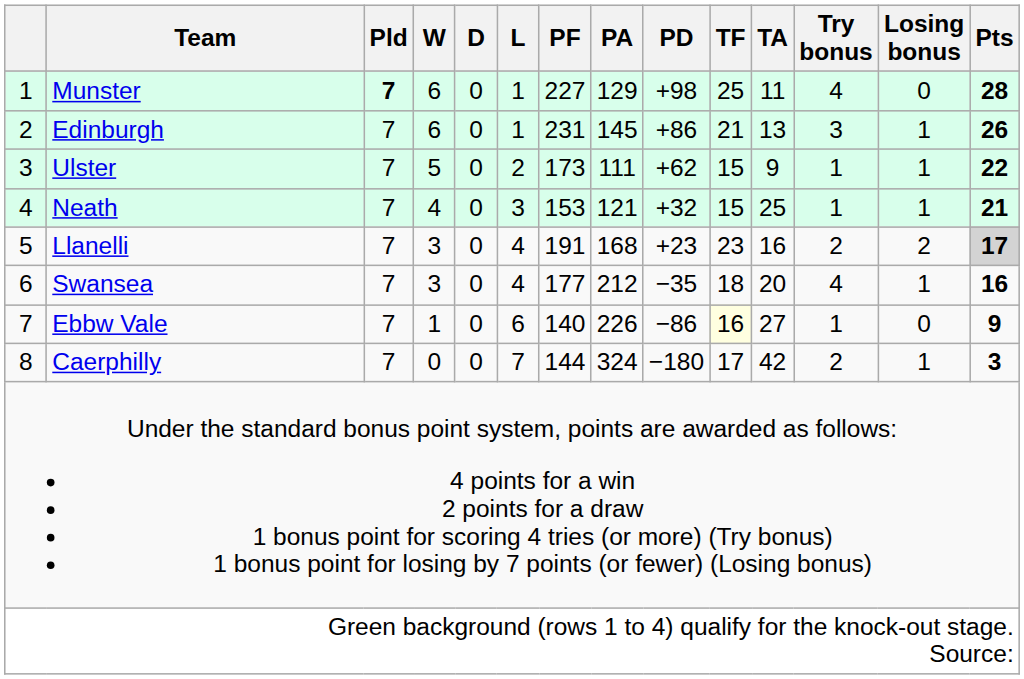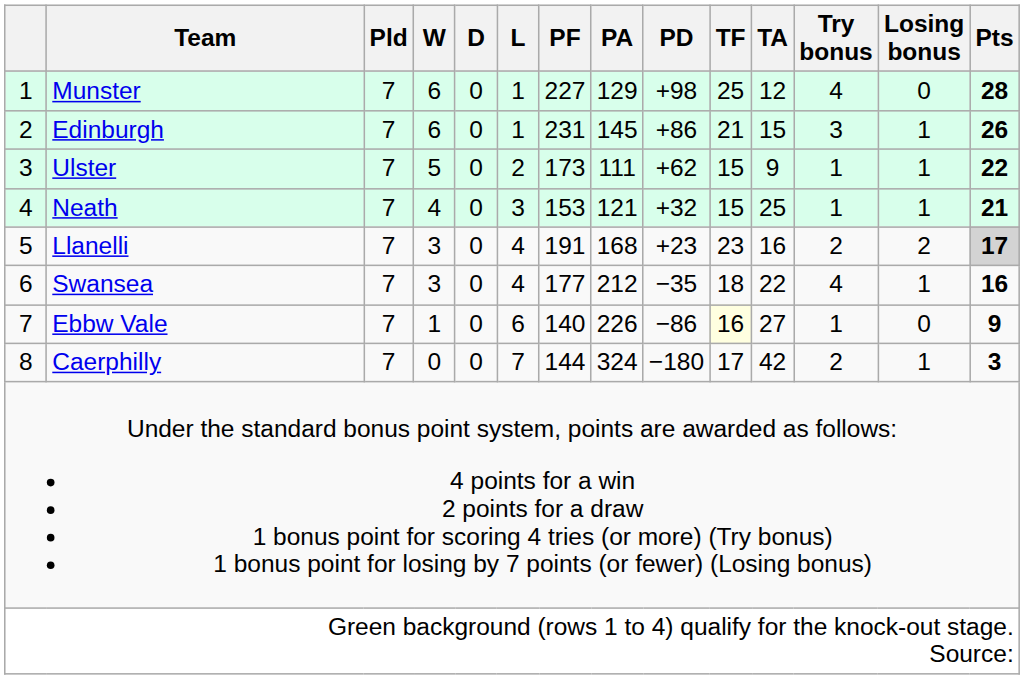(389, 90) bold -> (389, 90) normal
(773, 90) 11 -> (773, 90) 12
(773, 129) 13 -> (773, 129) 15
(773, 284) 20 -> (773, 284) 22
